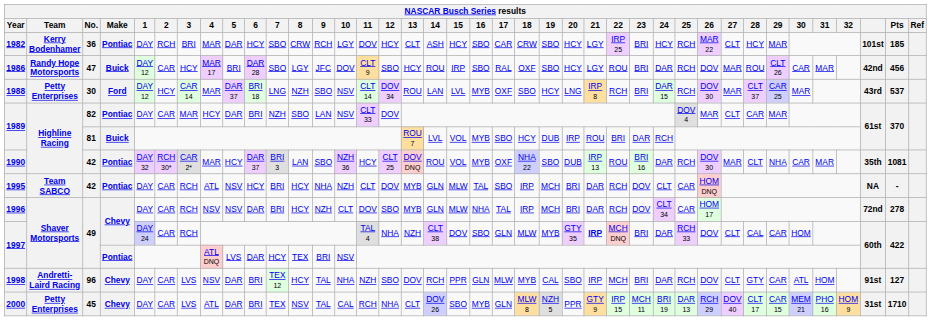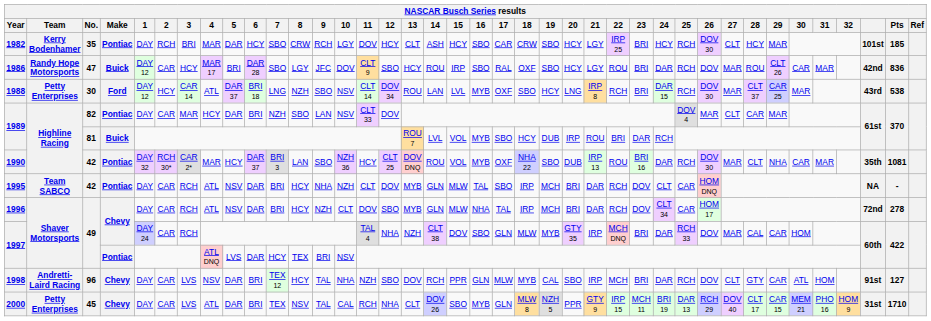(91, 44) 36 -> (91, 44) 35
(709, 44) MAR 22 -> (709, 44) DOV 30
(897, 68) 456 -> (897, 68) 836
(211, 91) MAR -> (211, 91) ATL
(897, 91) 537 -> (897, 91) 538
(256, 186) HCY -> (256, 186) DAR
(211, 209) NSV -> (211, 209) ATL
(595, 233) bold -> (595, 233) normal
(732, 233) CLT -> (732, 233) MAR
